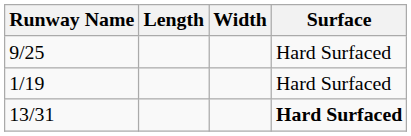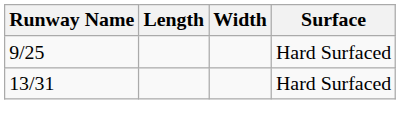- row: (27, 83)
(339, 114) bold -> (334, 83) normal
